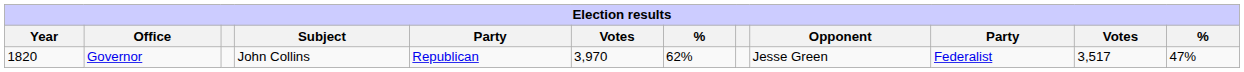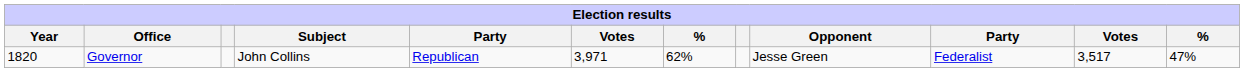(591, 57) 3,970 -> (591, 57) 3,971
